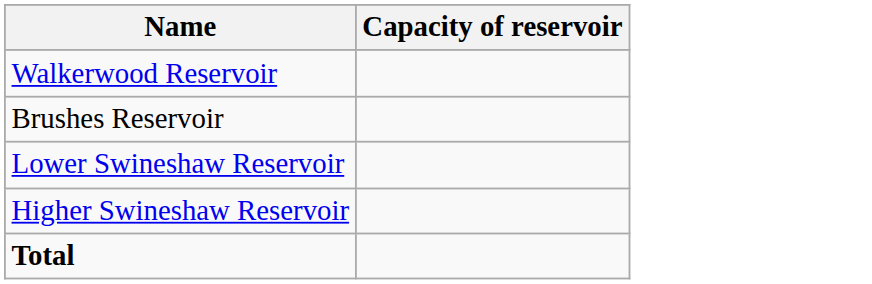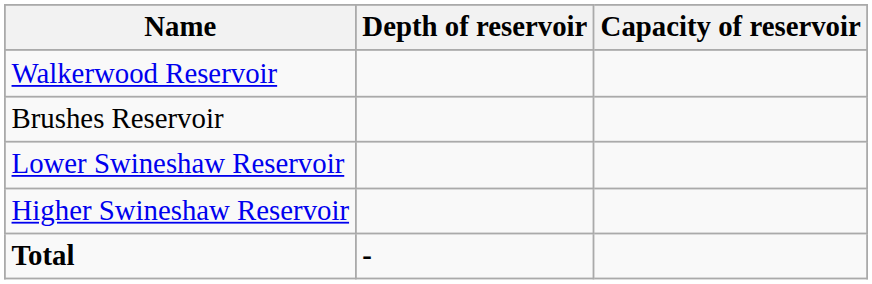+ column: (475, 27)
